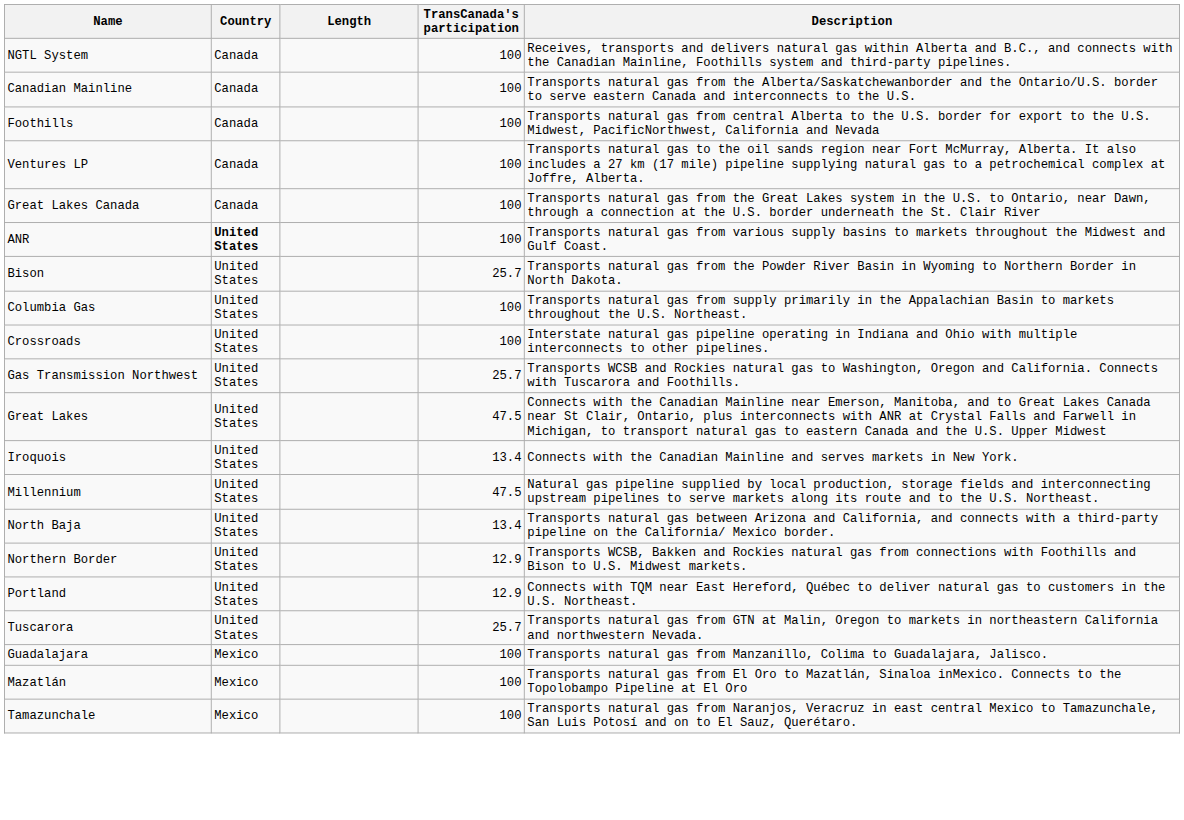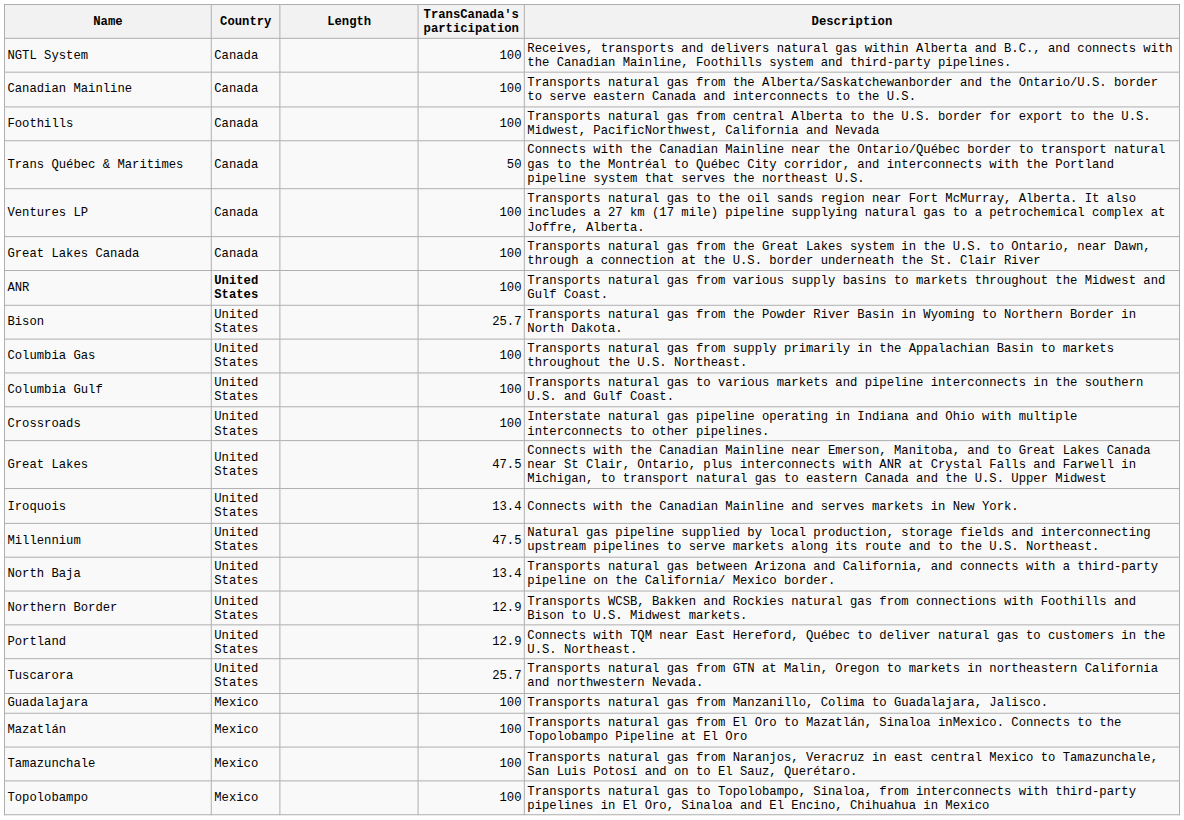+ row: (95, 165)
+ row: (55, 390)
- row: (103, 376)
+ row: (48, 798)
